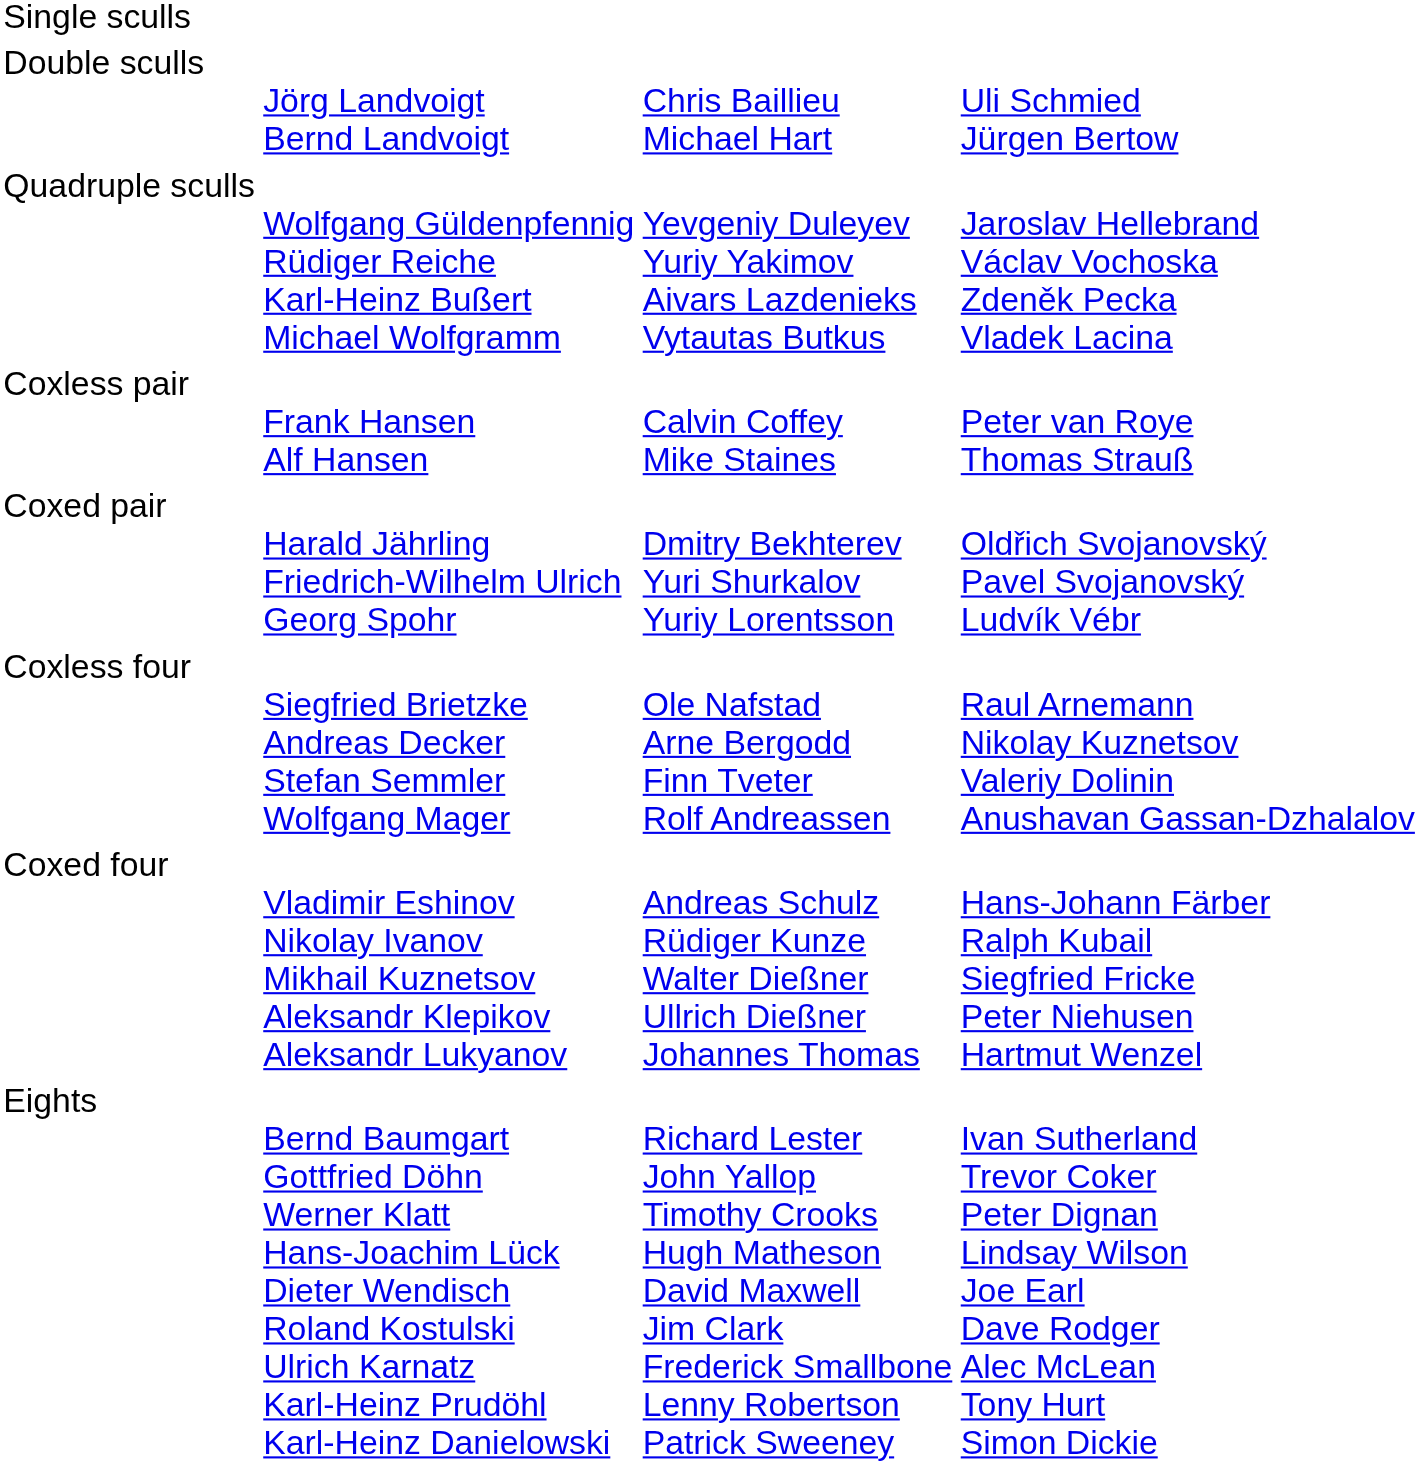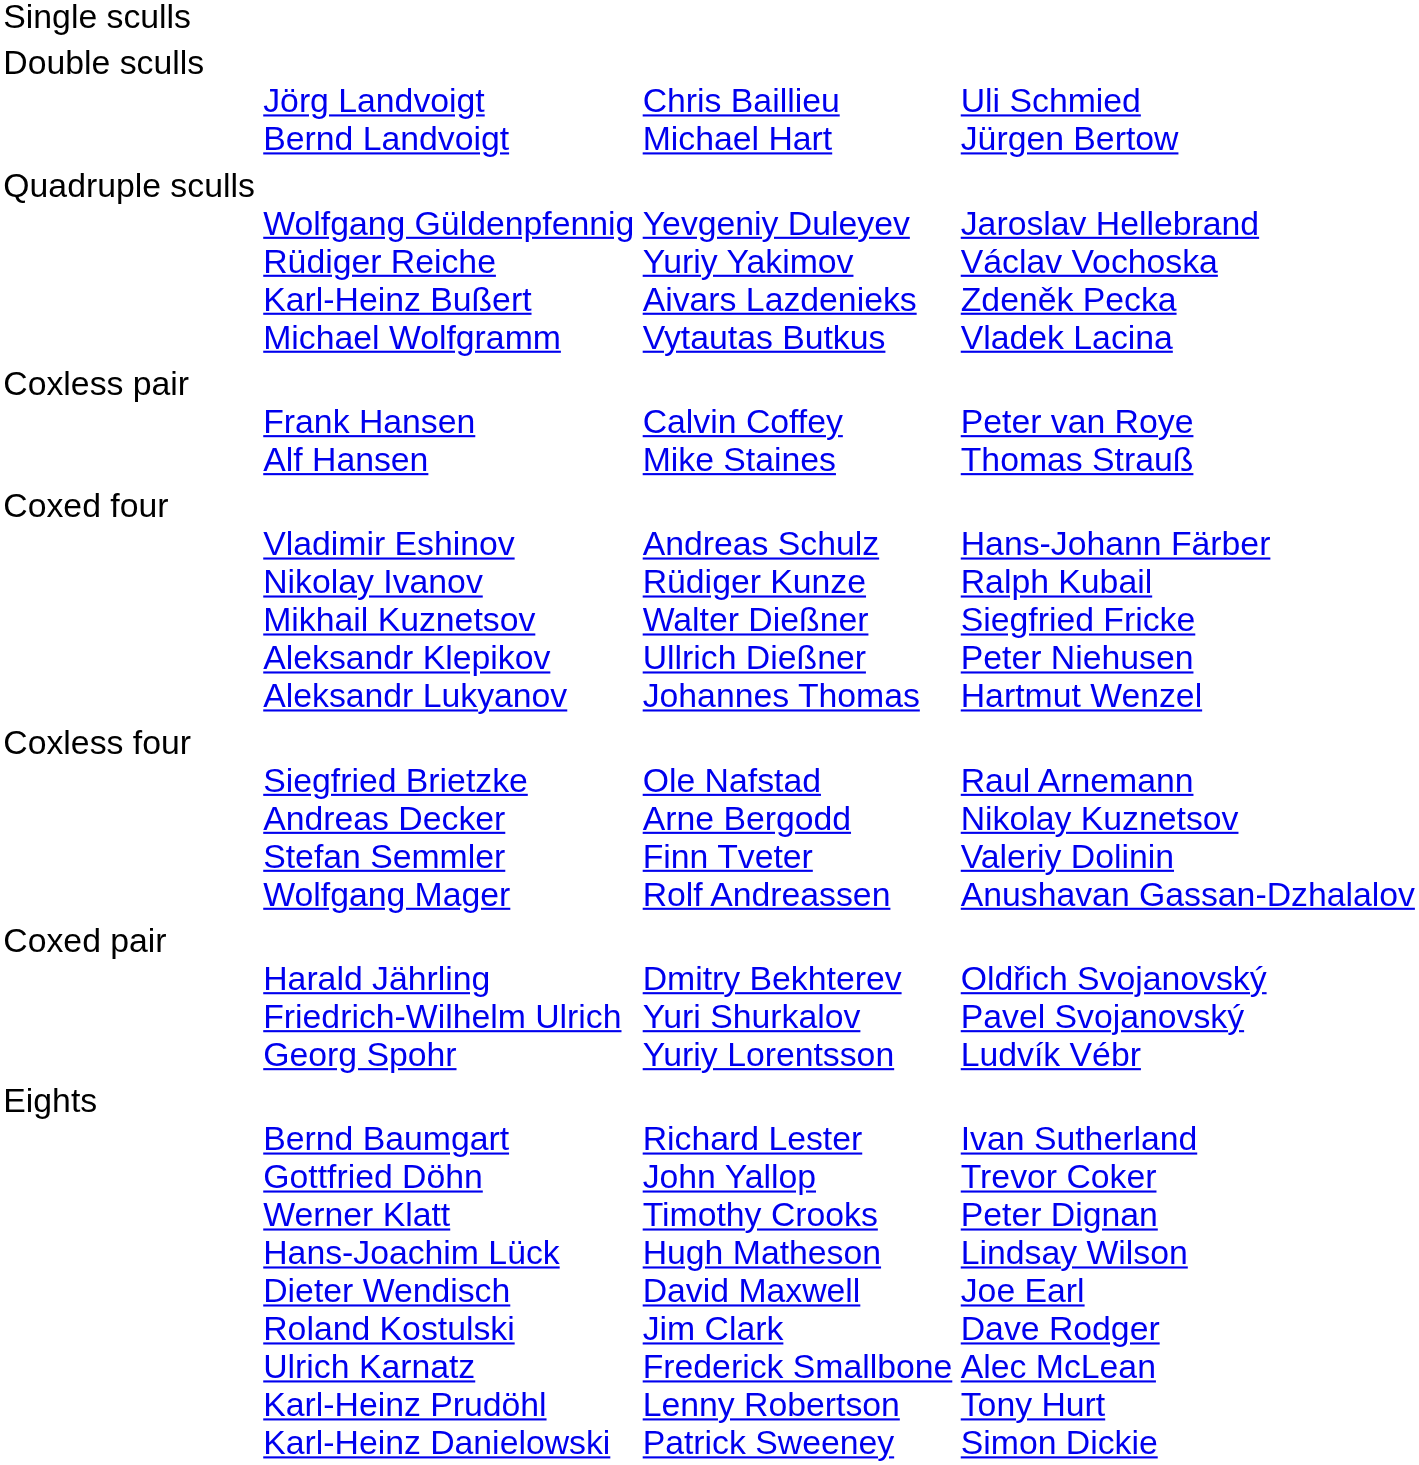rows swapped: (85, 506) <-> (86, 864)
